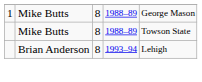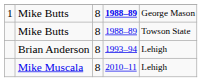(121, 13) normal -> (121, 13) bold
+ row: (10, 67)
